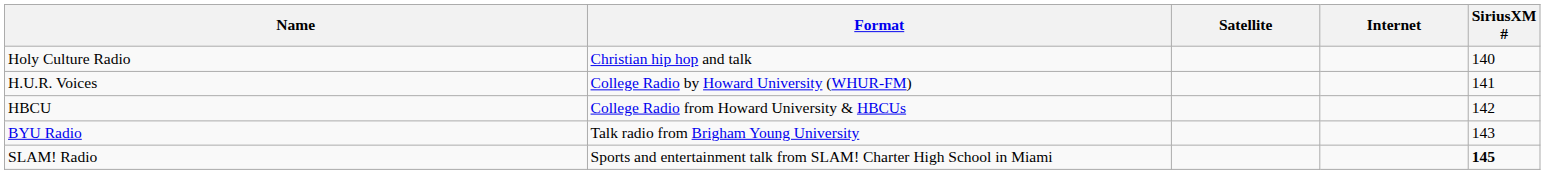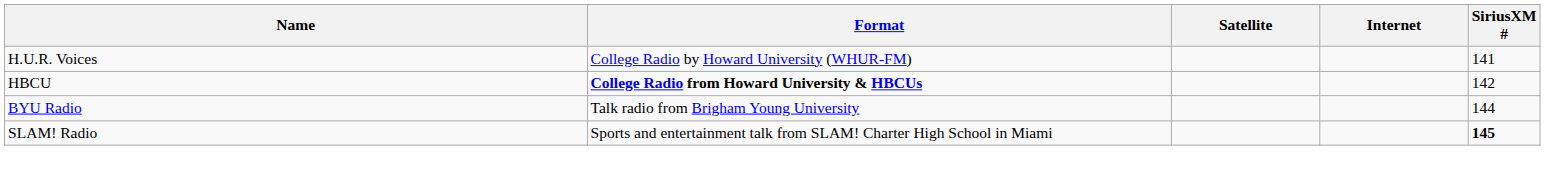- row: (69, 58)
(748, 108) normal -> (756, 83) bold
(1483, 132) 143 -> (1483, 108) 144
